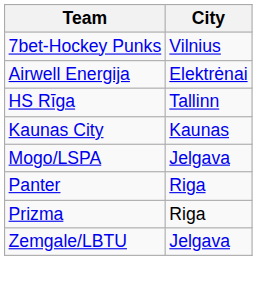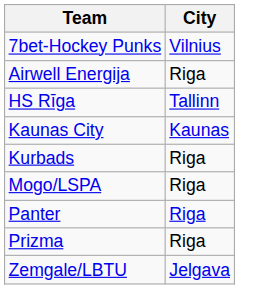(208, 74) Elektrėnai -> (187, 74) Riga
+ row: (41, 158)
(200, 158) Jelgava -> (187, 185) Riga
